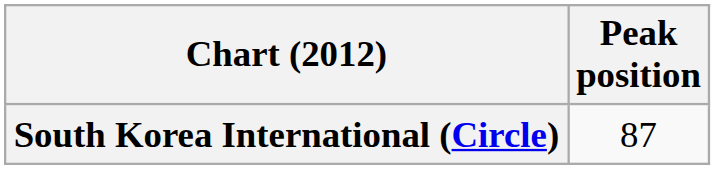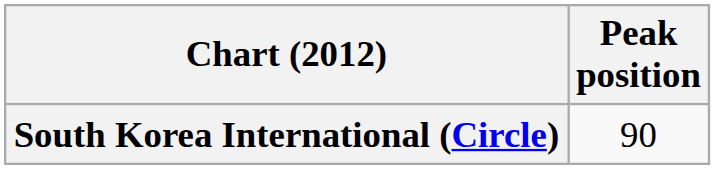(639, 133) 87 -> (639, 133) 90
